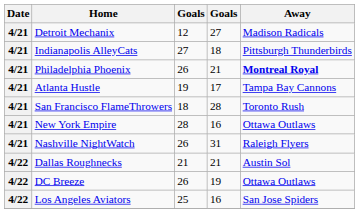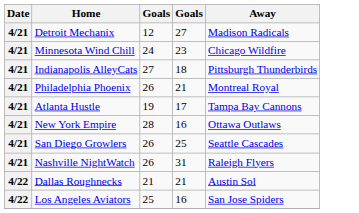+ row: (85, 51)
(280, 69) bold -> (243, 88) normal
- row: (103, 106)
+ row: (81, 143)
- row: (59, 180)
